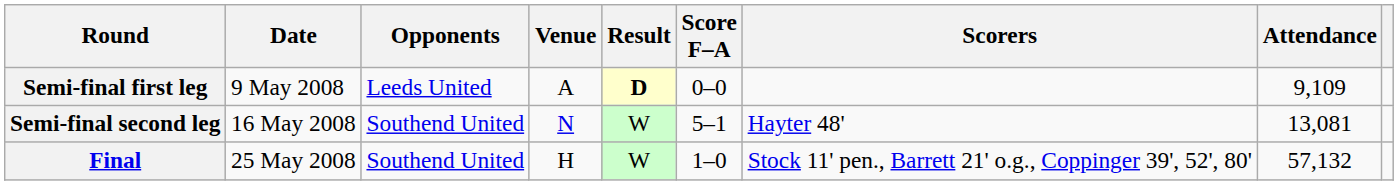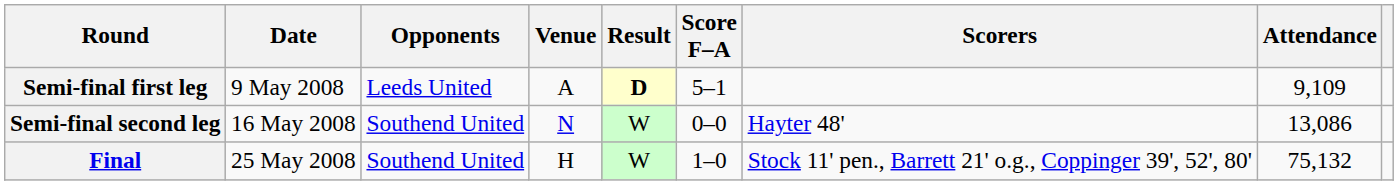(709, 86) 0–0 -> (709, 86) 5–1
(709, 123) 5–1 -> (709, 123) 0–0
(1320, 123) 13,081 -> (1320, 123) 13,086
(1320, 160) 57,132 -> (1320, 160) 75,132
